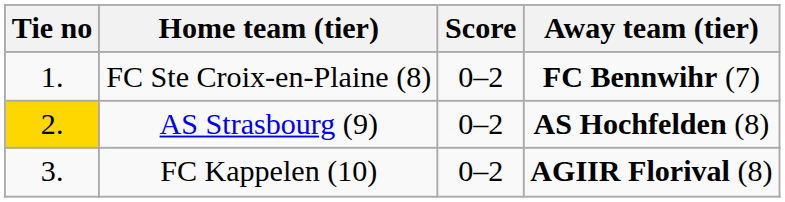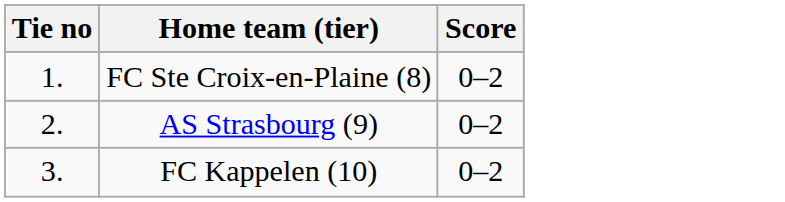- column: (651, 28)
(52, 123) gold background -> (52, 123) no background
